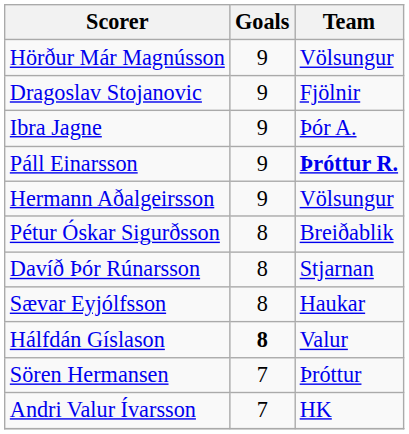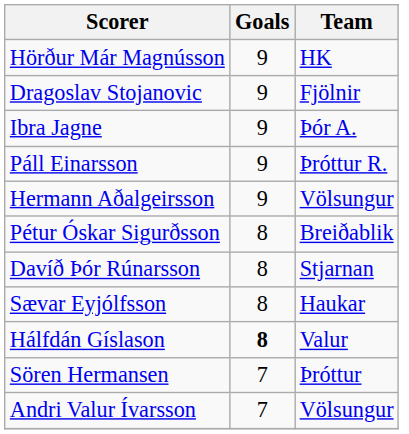(347, 57) Völsungur -> (316, 57) HK
(349, 163) bold -> (344, 163) normal
(316, 410) HK -> (347, 410) Völsungur
